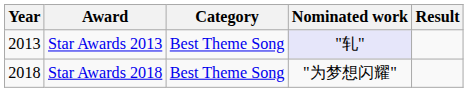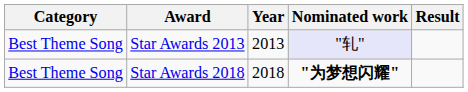columns swapped: (24, 17) <-> (227, 17)
(350, 72) normal -> (350, 72) bold
